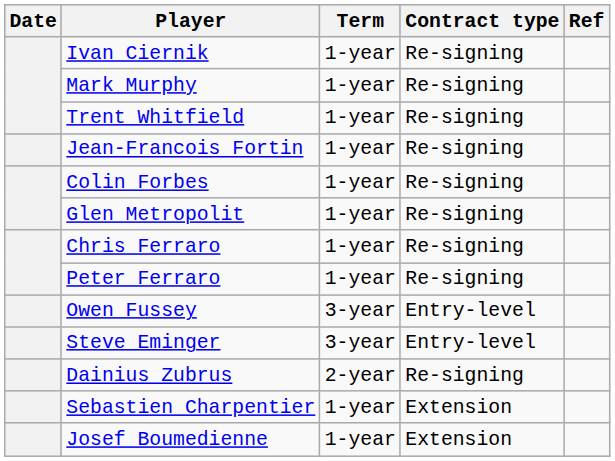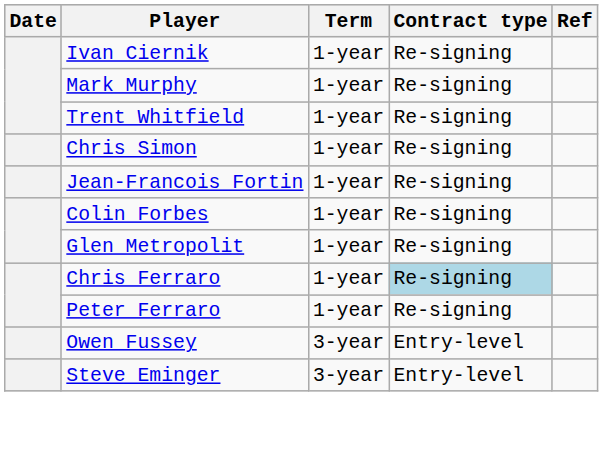+ row: (132, 150)
(465, 246) no background -> (453, 279) lightblue background
- row: (149, 375)
- row: (191, 407)
- row: (167, 440)
